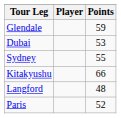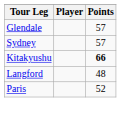(101, 27) 59 -> (101, 27) 57
- row: (18, 43)
(101, 58) 55 -> (101, 43) 57
(101, 74) normal -> (101, 58) bold
